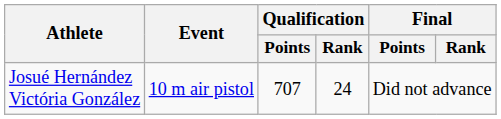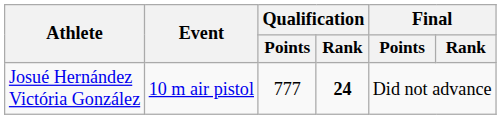(287, 88) 707 -> (287, 88) 777
(342, 88) normal -> (342, 88) bold
